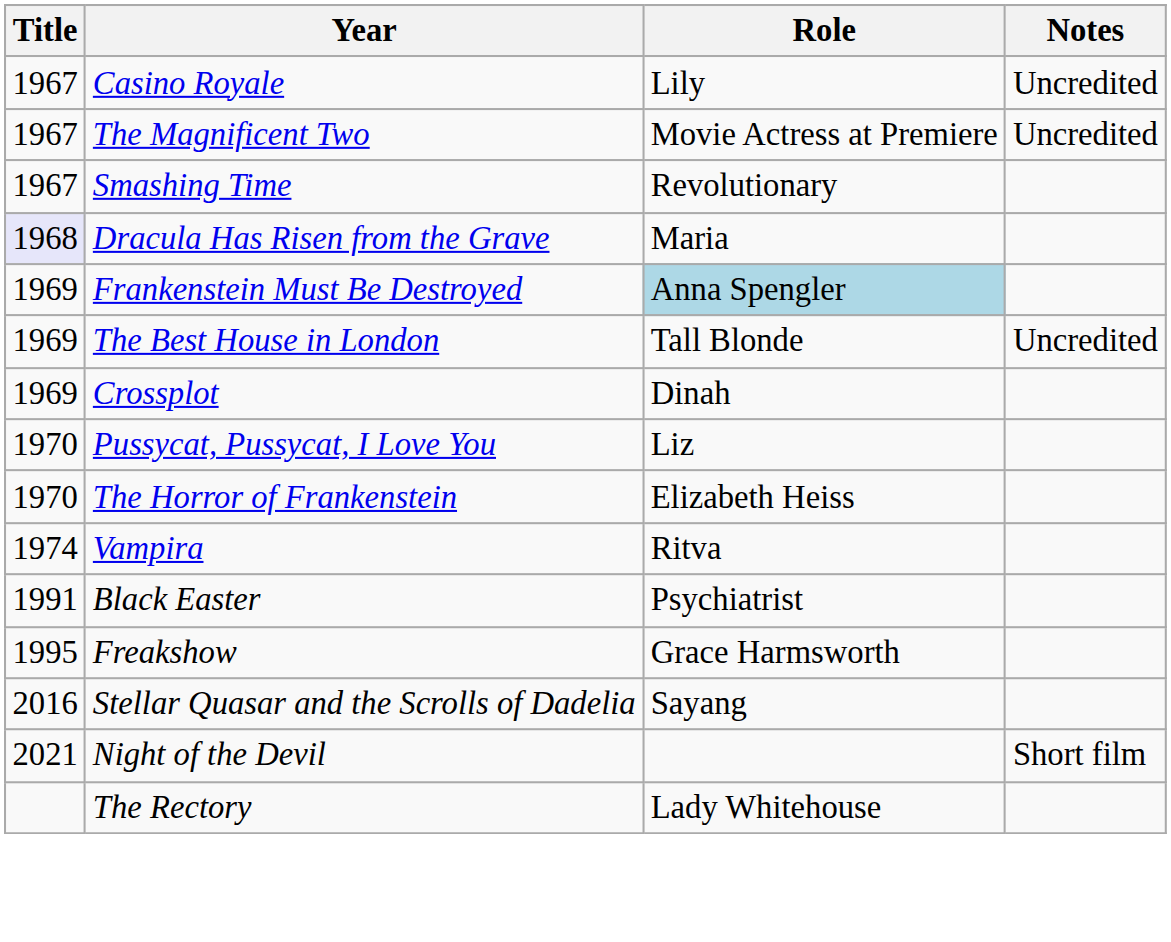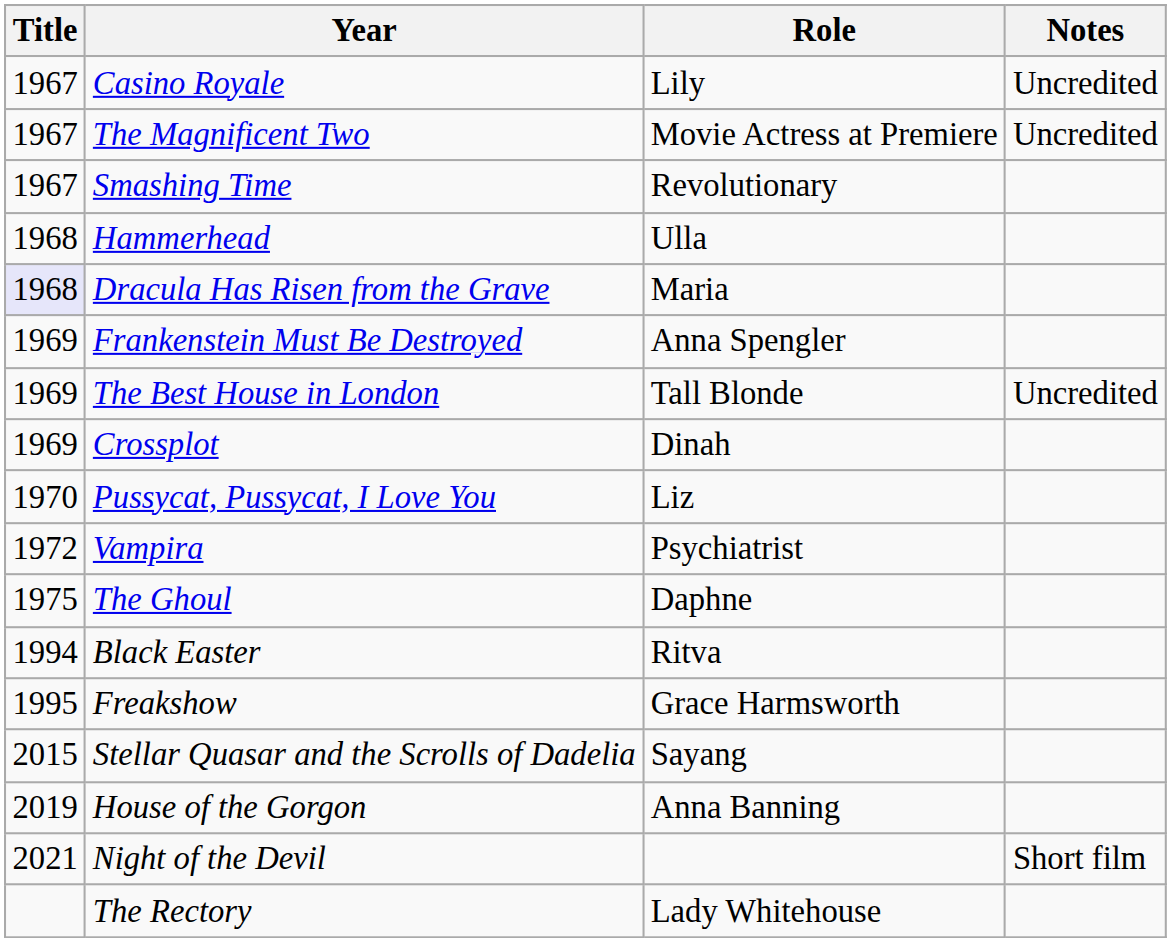+ row: (181, 237)
(748, 289) lightblue background -> (748, 340) no background
- row: (275, 496)
(45, 548) 1974 -> (45, 548) 1972
(686, 548) Ritva -> (727, 548) Psychiatrist
+ row: (162, 599)
(45, 599) 1991 -> (45, 651) 1994
(727, 599) Psychiatrist -> (686, 651) Ritva
(45, 703) 2016 -> (45, 755) 2015
+ row: (230, 806)
